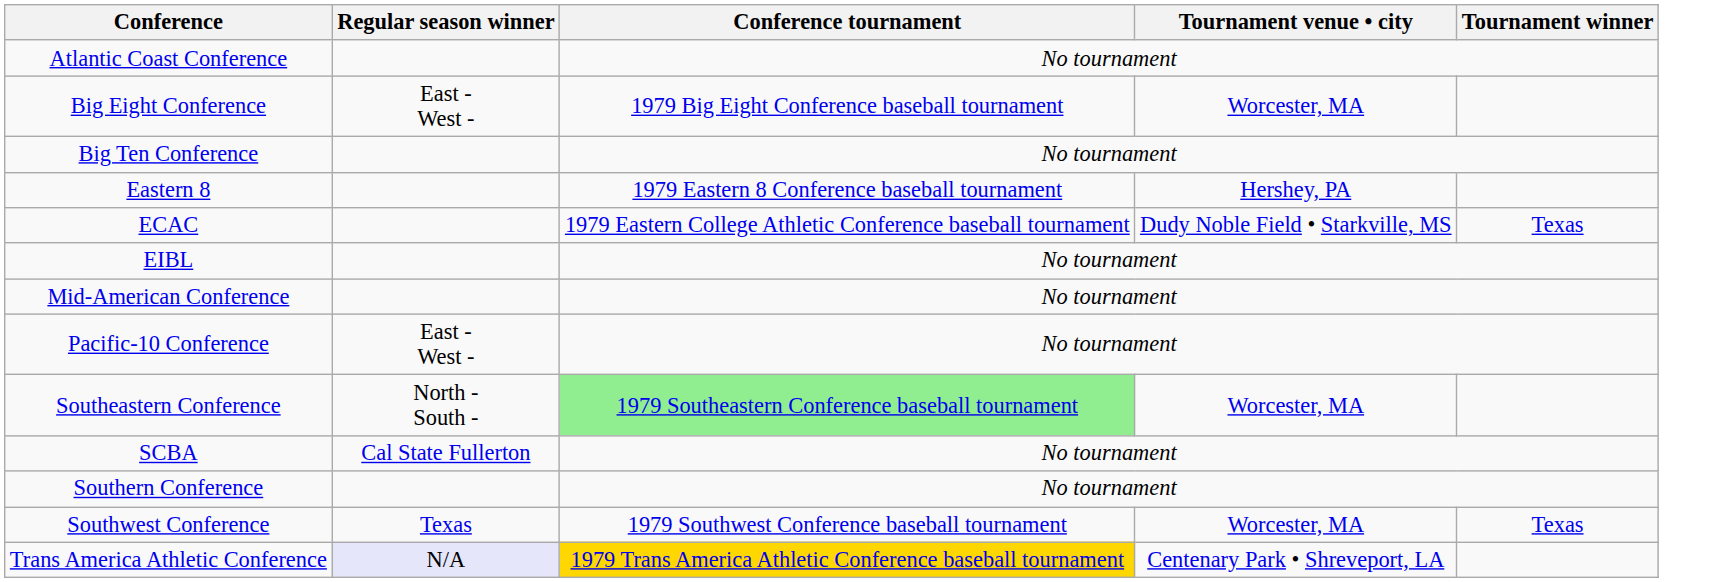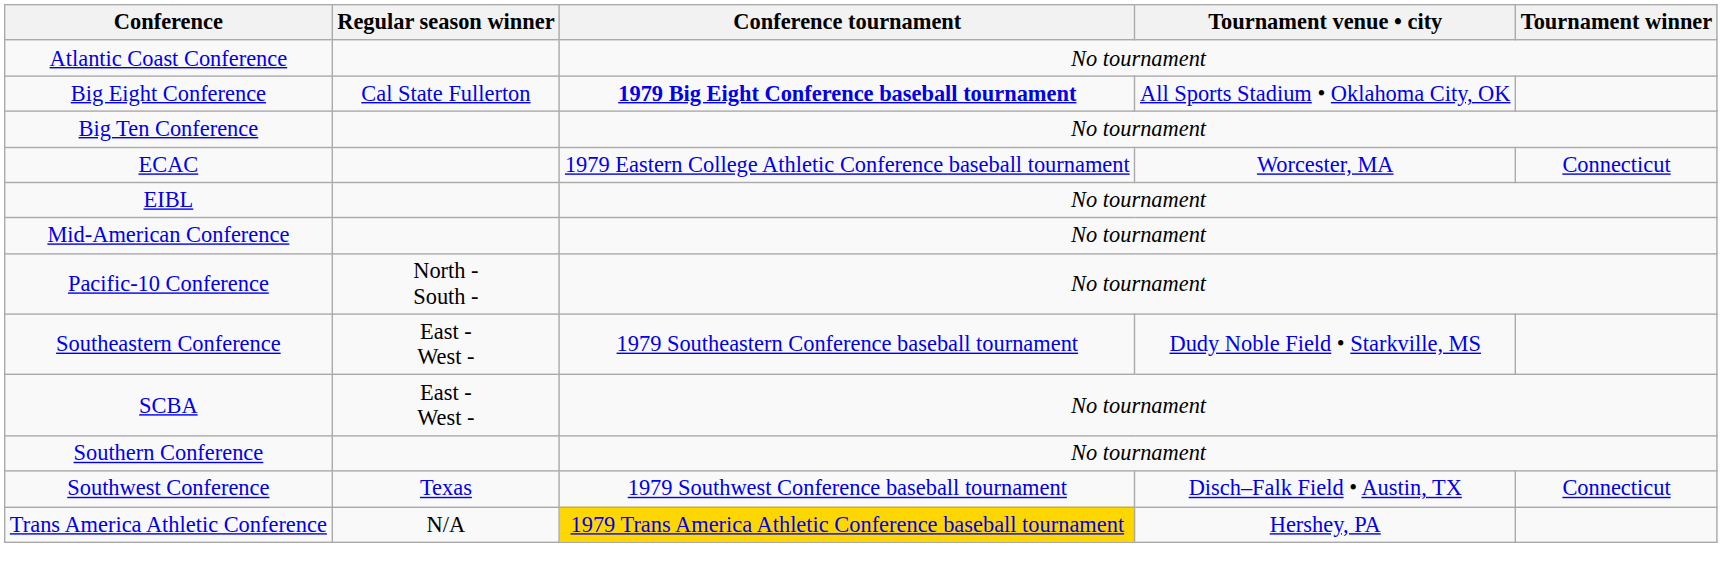(446, 105) East - West - -> (446, 93) Cal State Fullerton
(847, 105) normal -> (847, 93) bold
(1296, 105) Worcester, MA -> (1325, 93) All Sports Stadium • Oklahoma City, OK
- row: (168, 189)
(1296, 225) Dudy Noble Field • Starkville, MS -> (1325, 164) Worcester, MA
(1558, 225) Texas -> (1616, 164) Connecticut
(446, 344) East - West - -> (446, 283) North - South -
(446, 404) North - South - -> (446, 344) East - West -
(847, 404) lightgreen background -> (847, 344) no background
(1296, 404) Worcester, MA -> (1325, 344) Dudy Noble Field • Starkville, MS
(446, 453) Cal State Fullerton -> (446, 404) East - West -
(1296, 524) Worcester, MA -> (1325, 488) Disch–Falk Field • Austin, TX
(1558, 524) Texas -> (1616, 488) Connecticut
(446, 559) lavender background -> (446, 524) no background
(1296, 559) Centenary Park • Shreveport, LA -> (1325, 524) Hershey, PA
